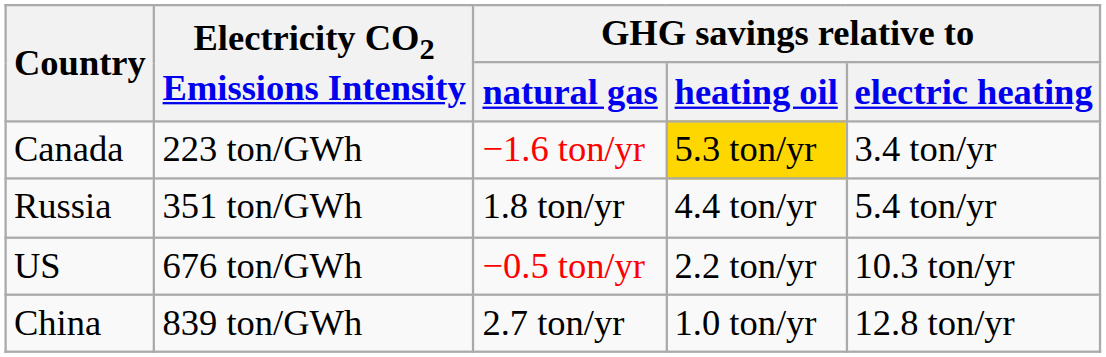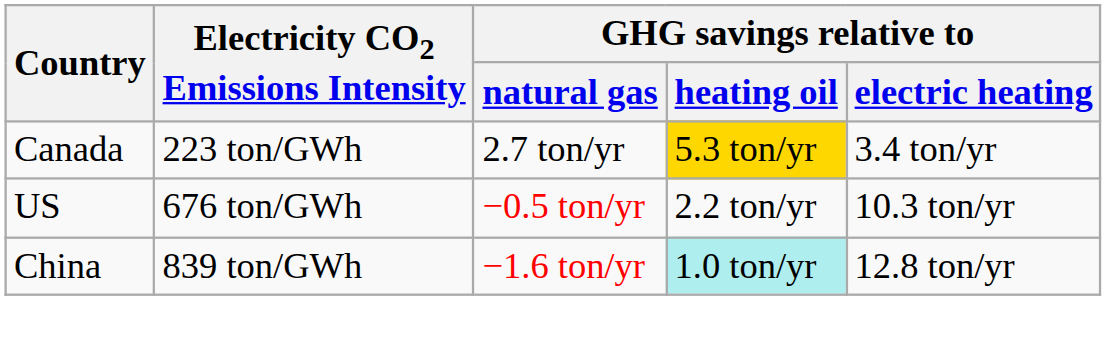(564, 149) −1.6 ton/yr -> (553, 149) 2.7 ton/yr
- row: (63, 206)
(553, 322) 2.7 ton/yr -> (564, 264) −1.6 ton/yr
(746, 322) no background -> (746, 264) paleturquoise background
